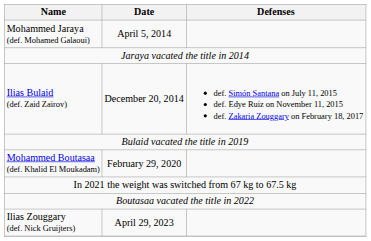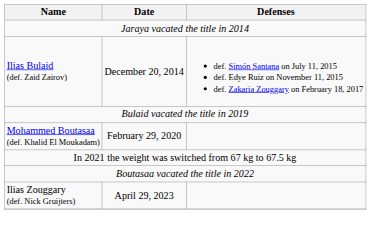- row: (48, 34)
